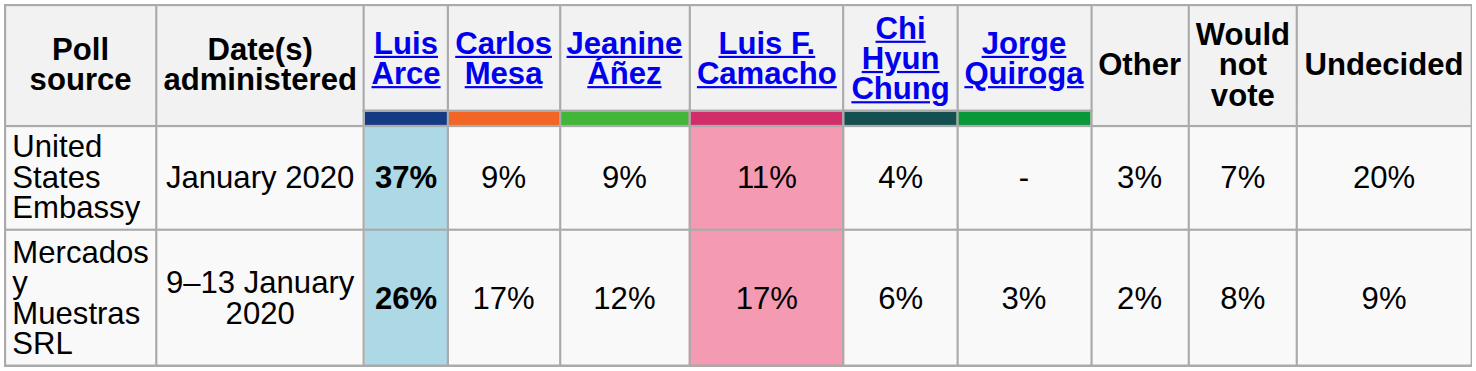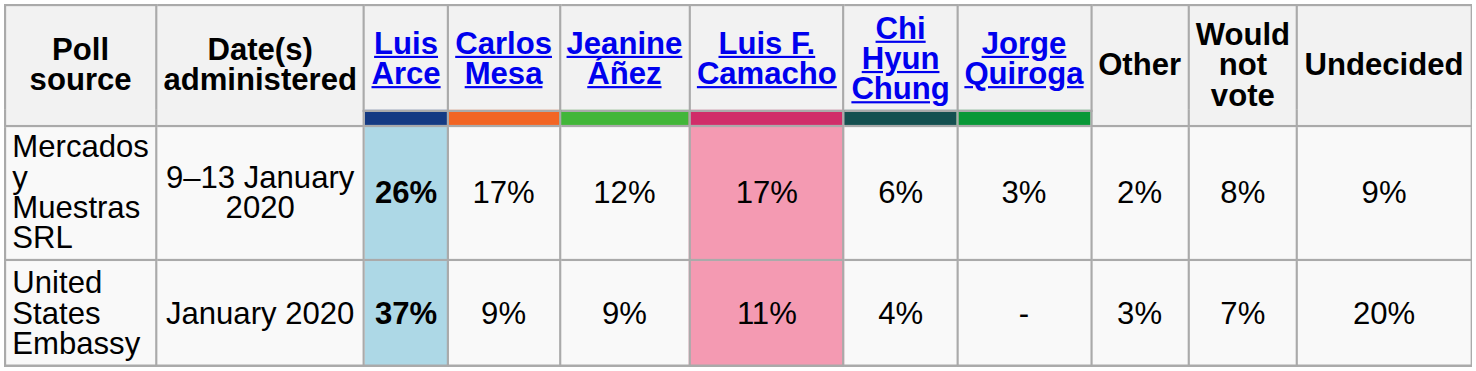rows swapped: (76, 178) <-> (81, 298)
